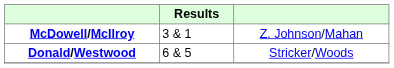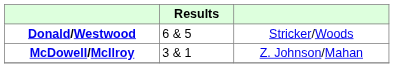rows swapped: (82, 53) <-> (82, 33)
